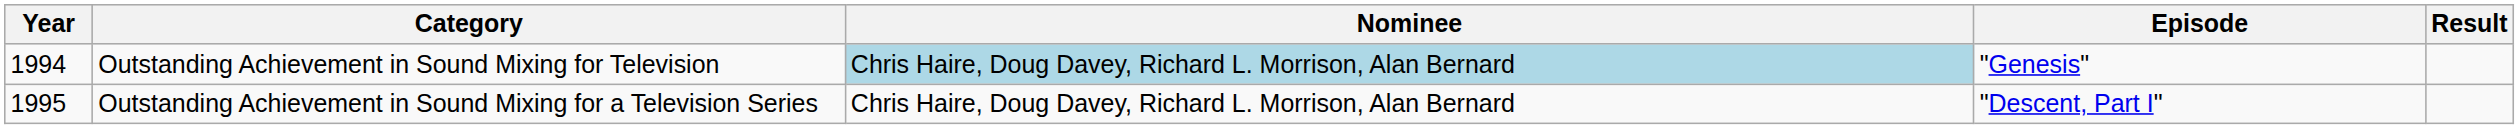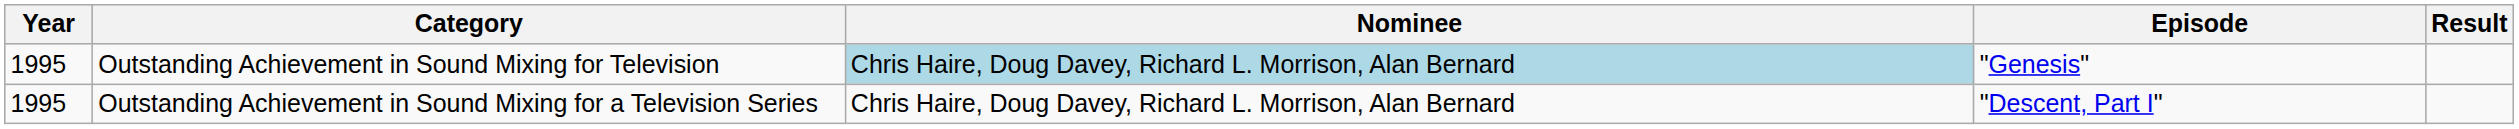(38, 63) 1994 -> (38, 63) 1995
